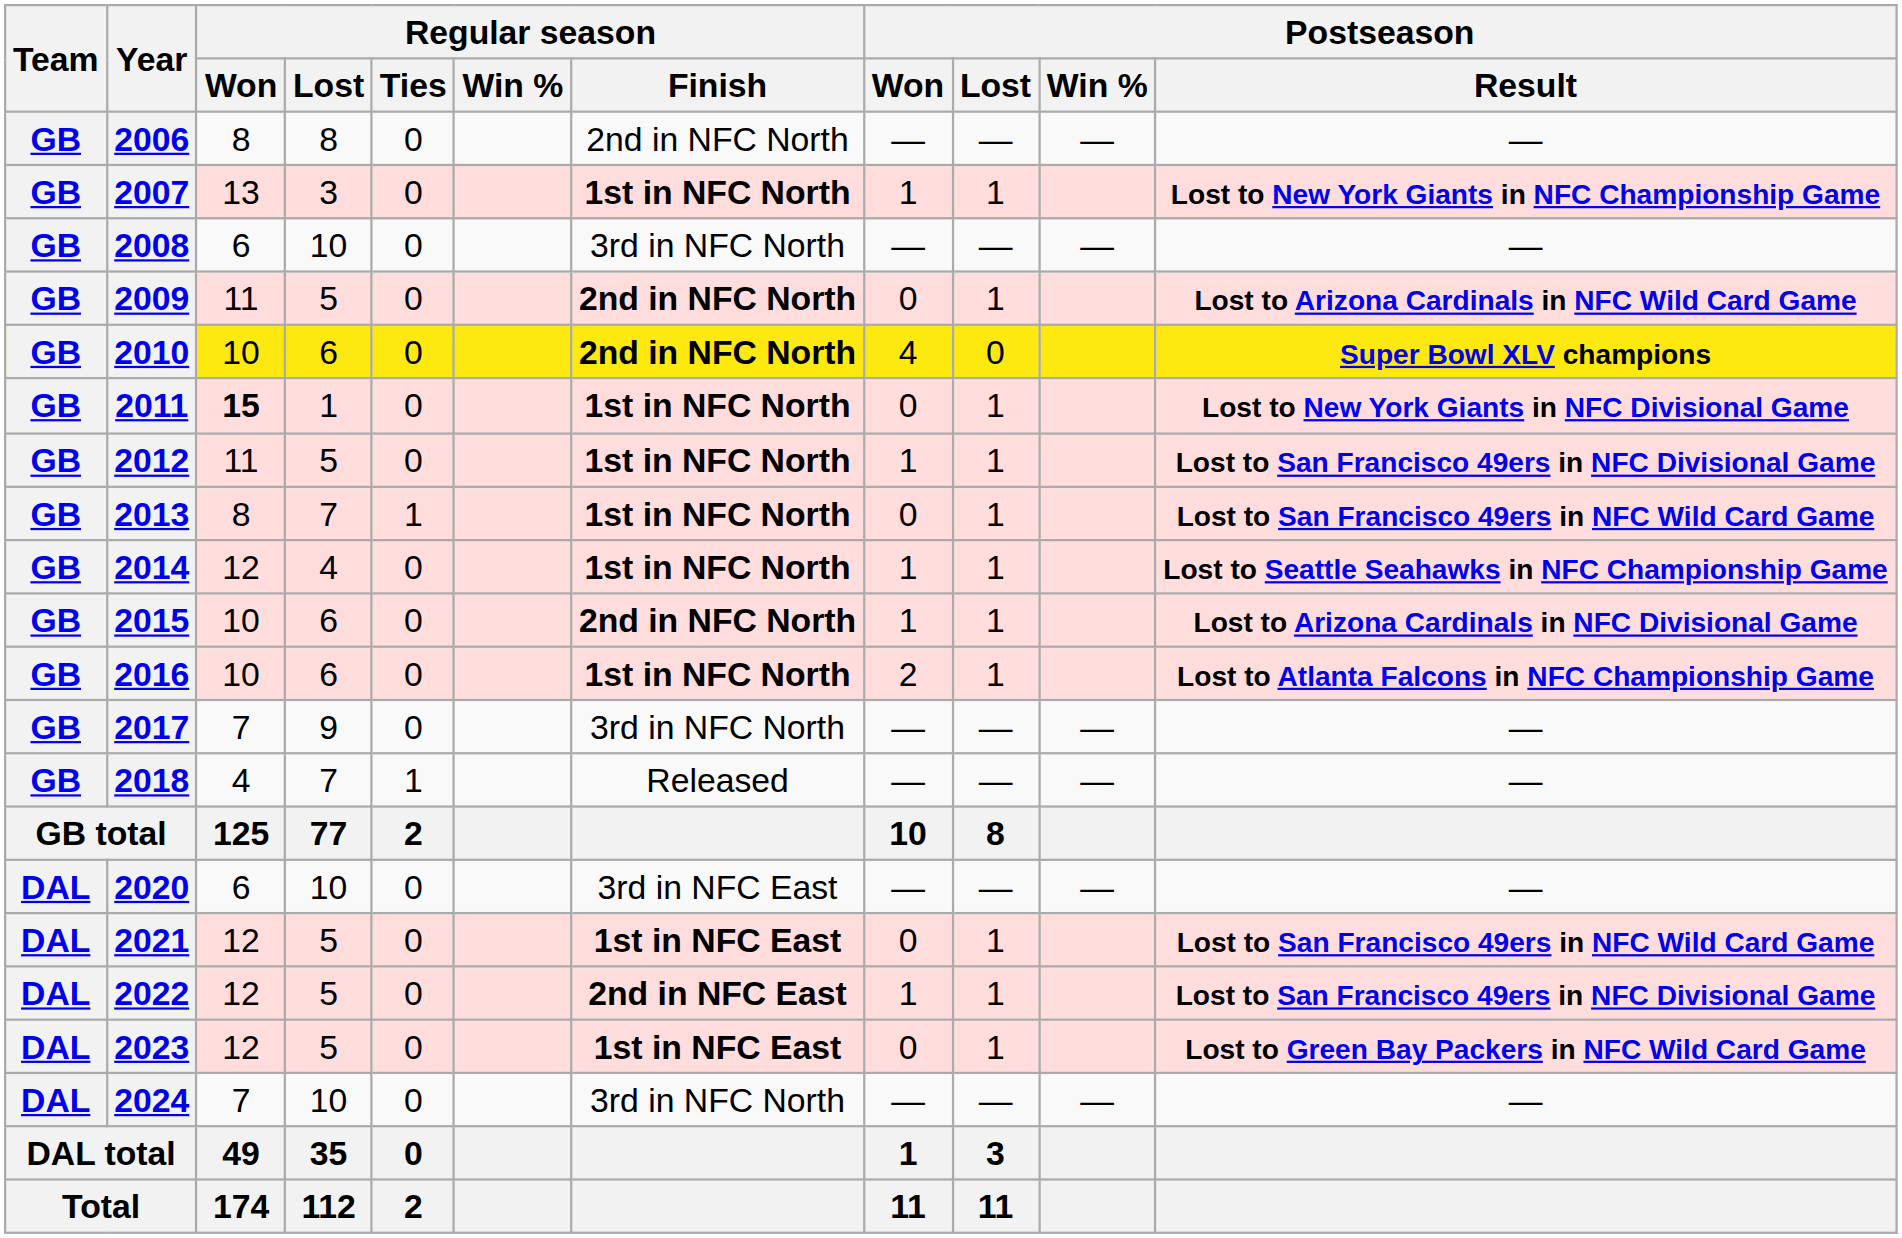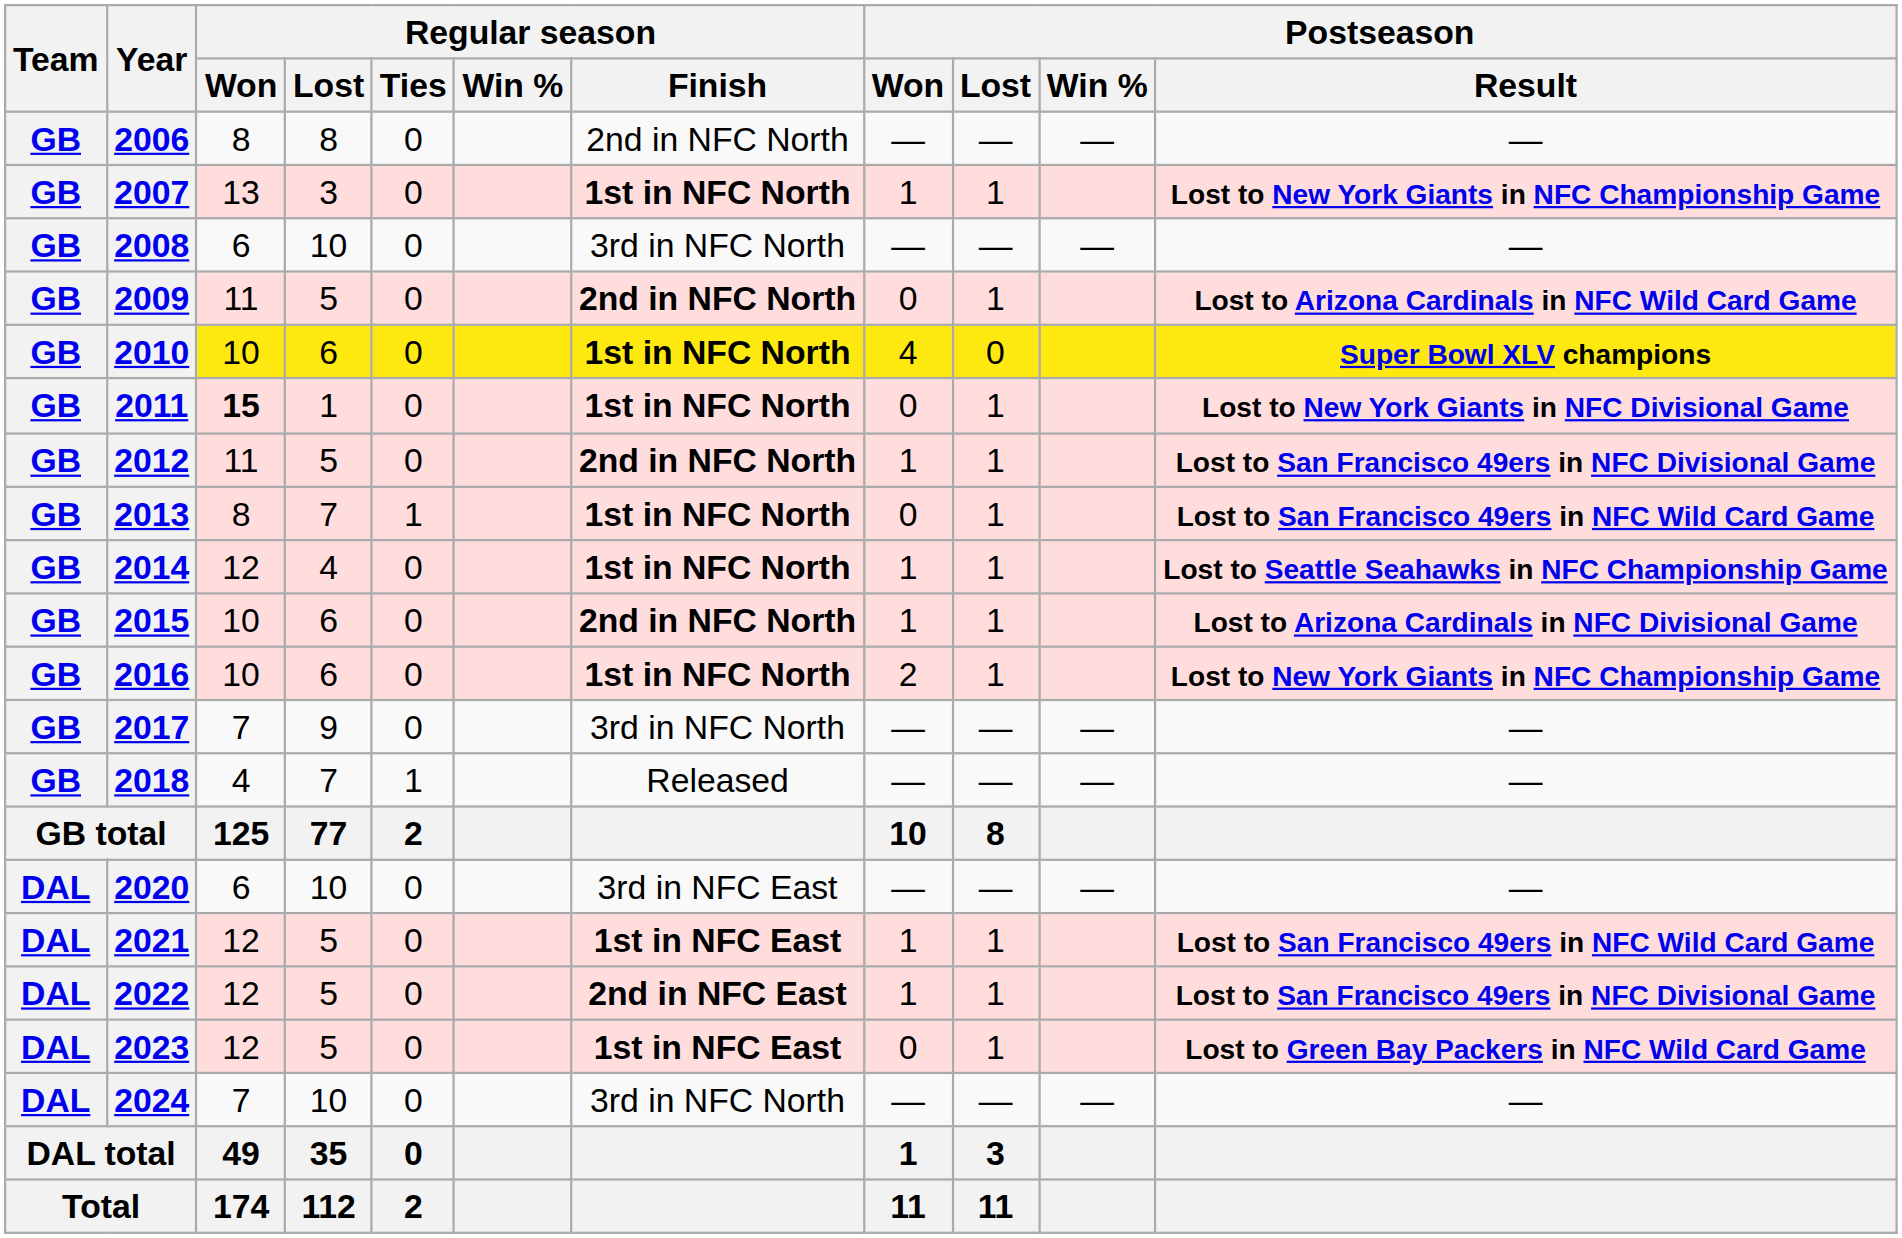(718, 353) 2nd in NFC North -> (718, 353) 1st in NFC North
(718, 459) 1st in NFC North -> (718, 459) 2nd in NFC North
(1525, 676) Lost to Atlanta Falcons in NFC Championship Game -> (1526, 676) Lost to New York Giants in NFC Championship Game
(908, 940) 0 -> (908, 940) 1
